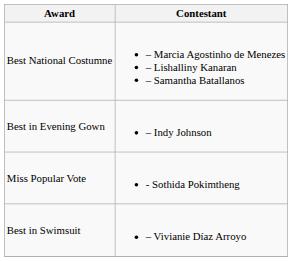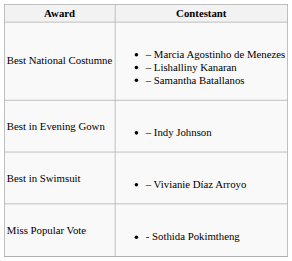rows swapped: (44, 230) <-> (47, 178)
